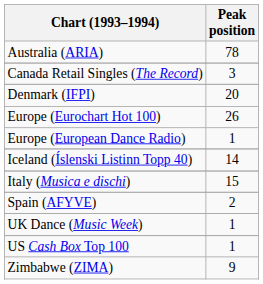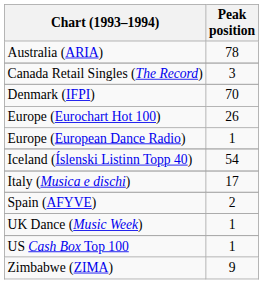(232, 95) 20 -> (232, 95) 70
(232, 159) 14 -> (232, 159) 54
(232, 181) 15 -> (232, 181) 17
